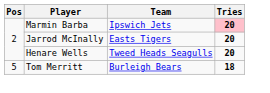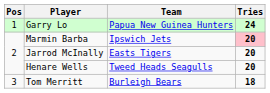+ row: (47, 25)
(14, 67) 5 -> (14, 81) 3
